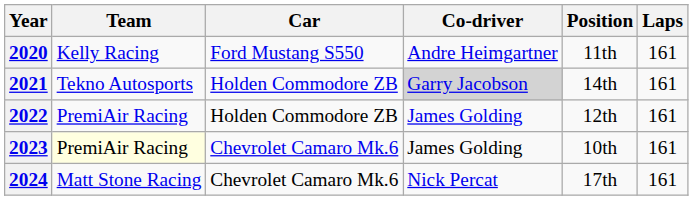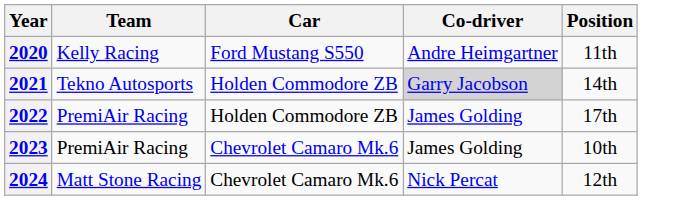- column: (663, 20)
(600, 116) 12th -> (600, 116) 17th
(122, 147) lightyellow background -> (122, 147) no background
(600, 179) 17th -> (600, 179) 12th
